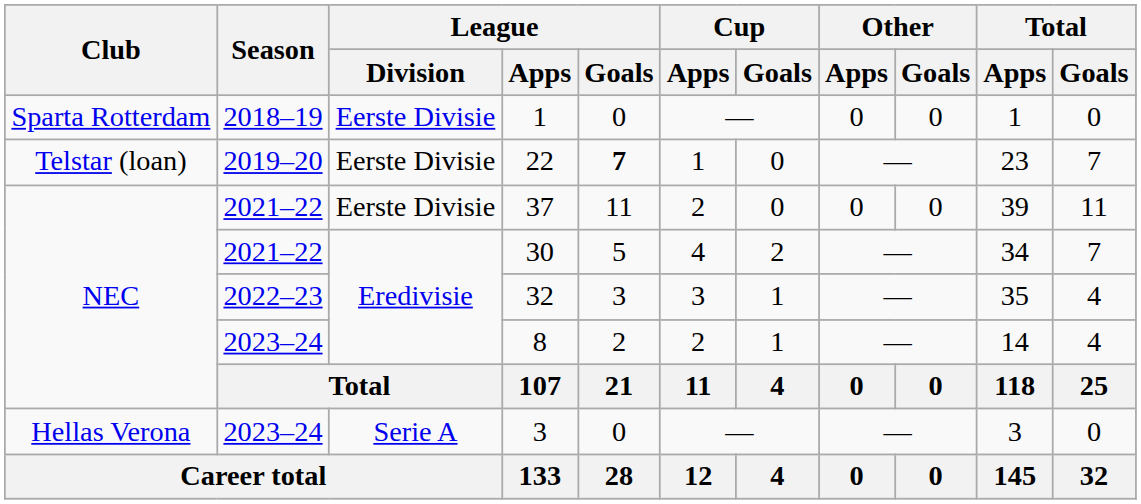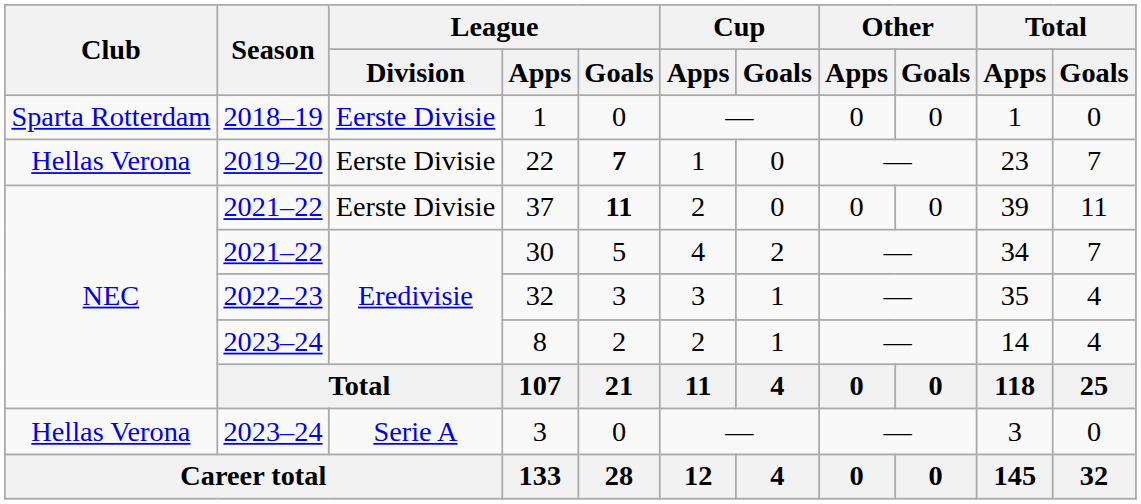(111, 161) Telstar (loan) -> (111, 161) Hellas Verona
(619, 206) normal -> (619, 206) bold
